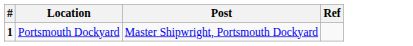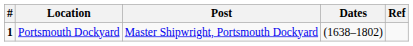+ column: (353, 13)
